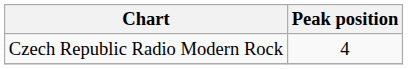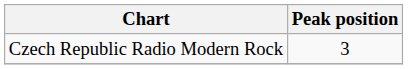(345, 48) 4 -> (345, 48) 3
